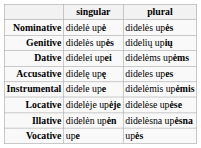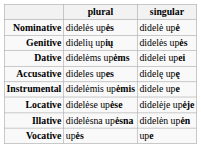columns swapped: (93, 12) <-> (160, 12)
